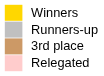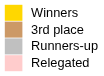rows swapped: (61, 29) <-> (54, 46)
